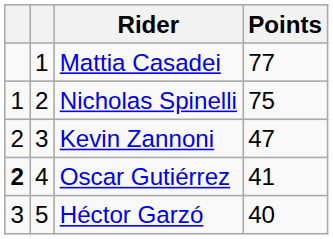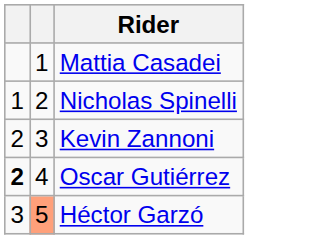- column: (285, 24)
(42, 215) no background -> (42, 215) lightsalmon background
